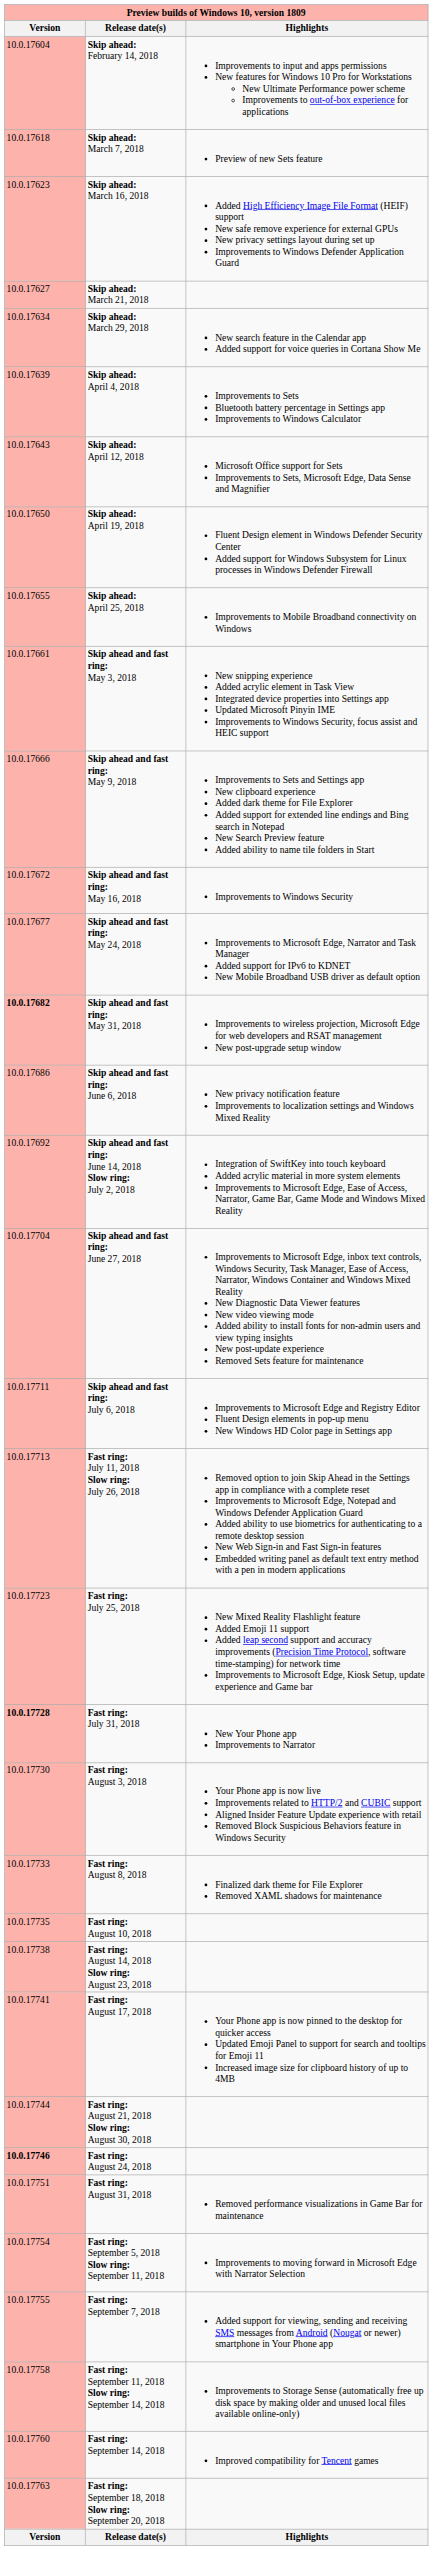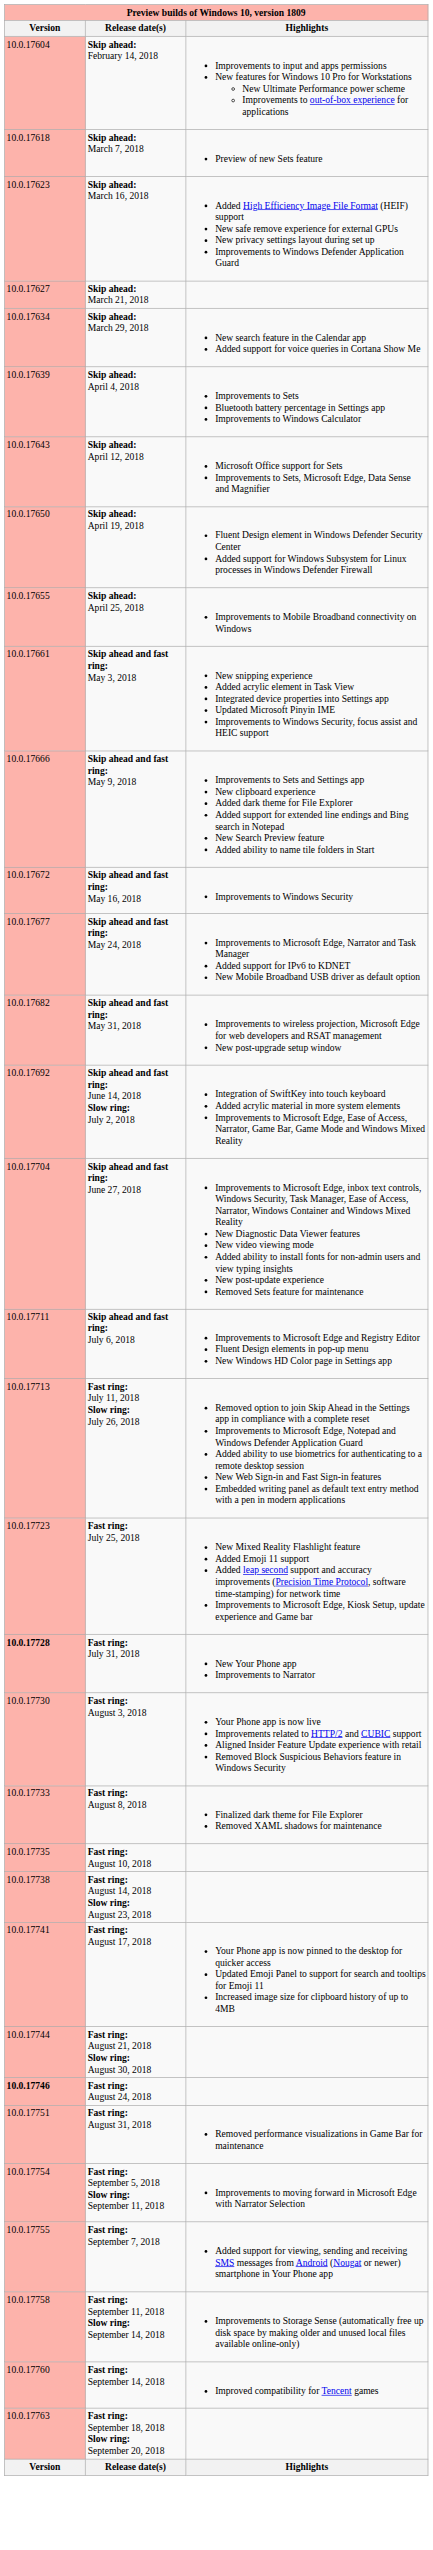(28, 1003) bold -> (28, 1003) normal
- row: (128, 1084)
